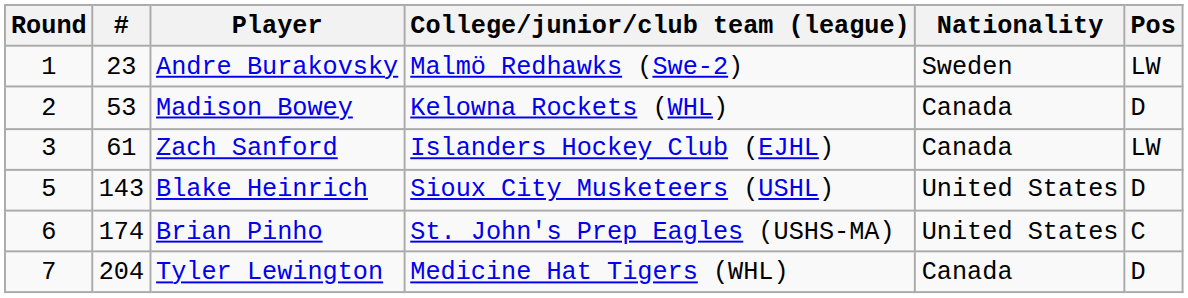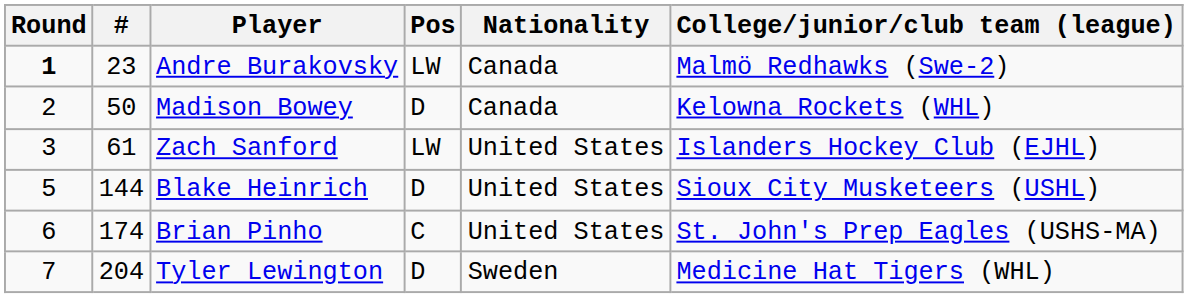columns swapped: (1153, 26) <-> (660, 26)
(49, 67) normal -> (49, 67) bold
(967, 67) Sweden -> (513, 67) Canada
(121, 108) 53 -> (121, 108) 50
(967, 149) Canada -> (566, 149) United States
(121, 190) 143 -> (121, 190) 144
(967, 272) Canada -> (513, 272) Sweden
